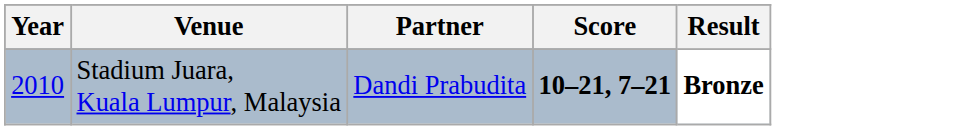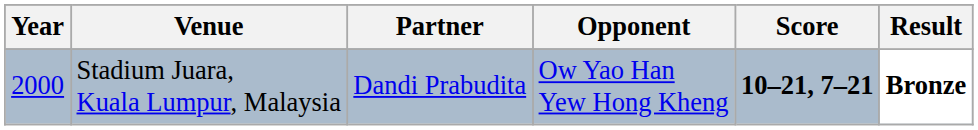+ column: (634, 26)
(38, 86) 2010 -> (38, 86) 2000
